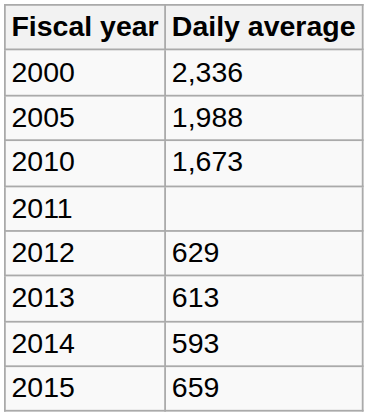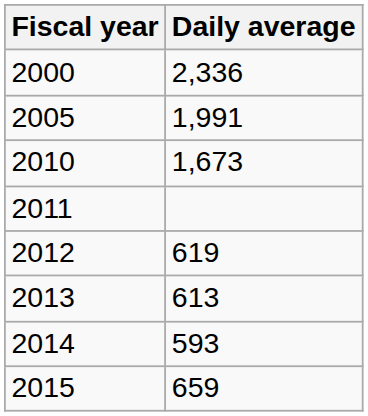(207, 117) 1,988 -> (207, 117) 1,991
(196, 252) 629 -> (196, 252) 619
